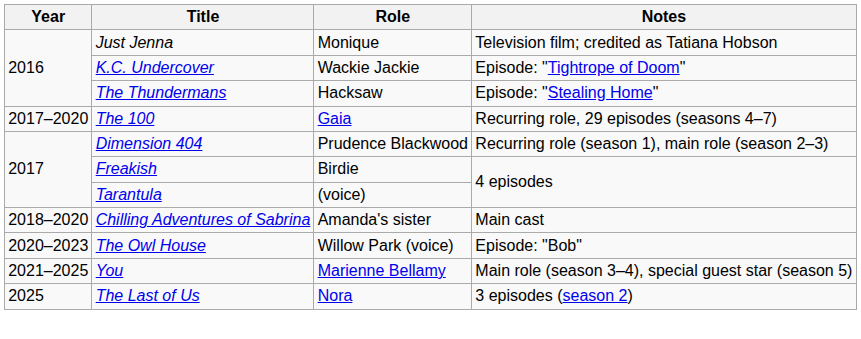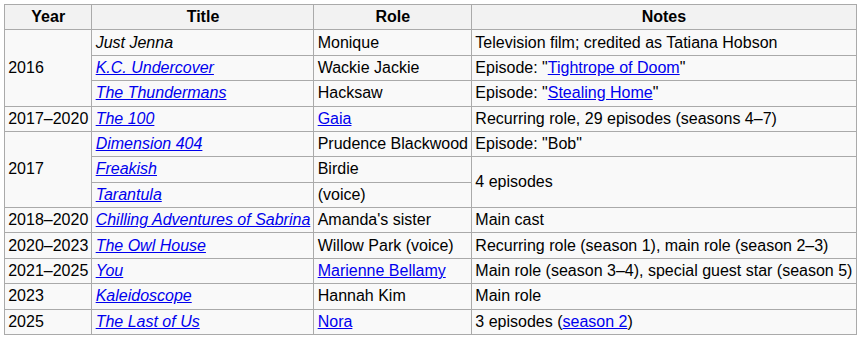(652, 144) Recurring role (season 1), main role (season 2–3) -> (529, 144) Episode: "Bob"
(529, 245) Episode: "Bob" -> (652, 245) Recurring role (season 1), main role (season 2–3)
+ row: (144, 296)
